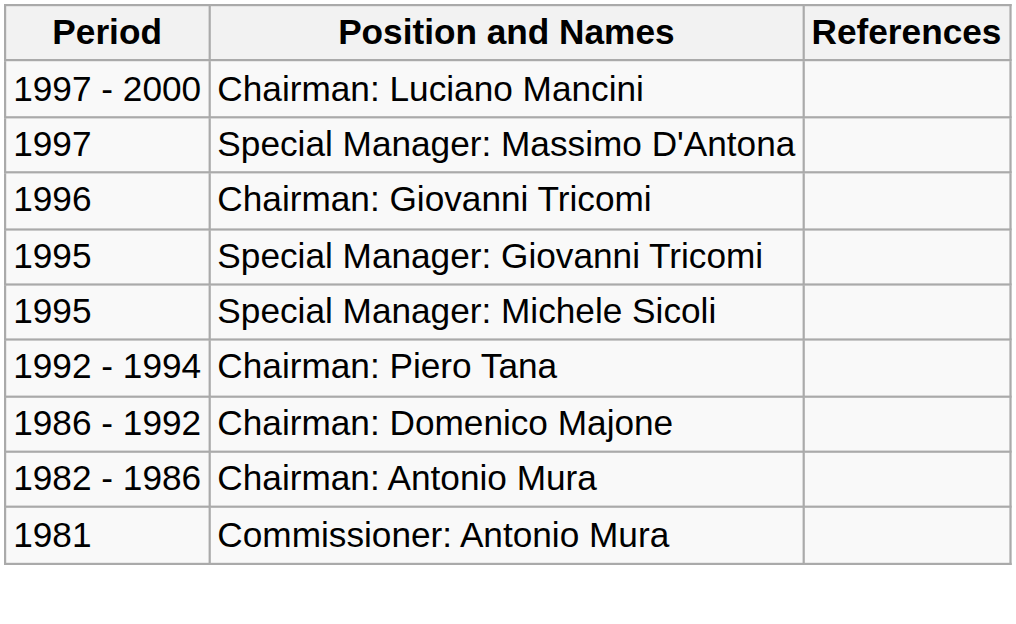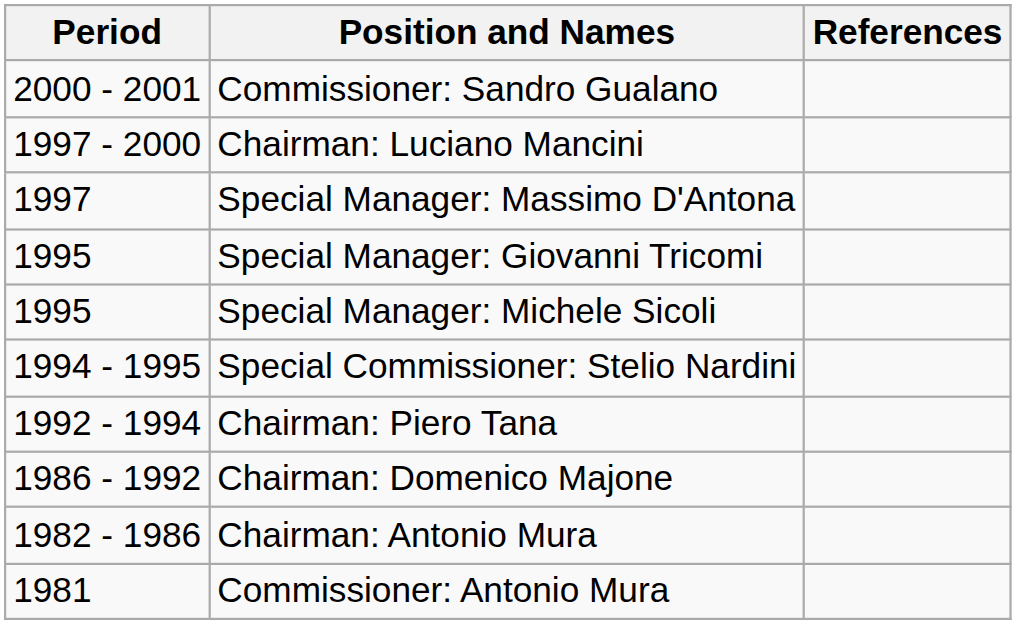+ row: (468, 88)
- row: (434, 199)
+ row: (507, 367)
